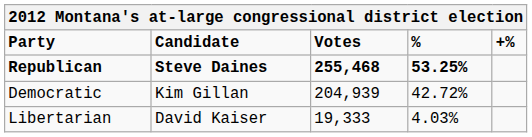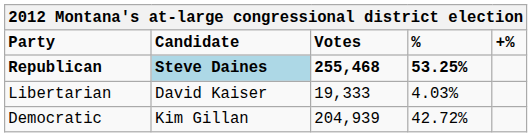(211, 68) no background -> (211, 68) lightblue background
rows swapped: (55, 94) <-> (60, 119)
